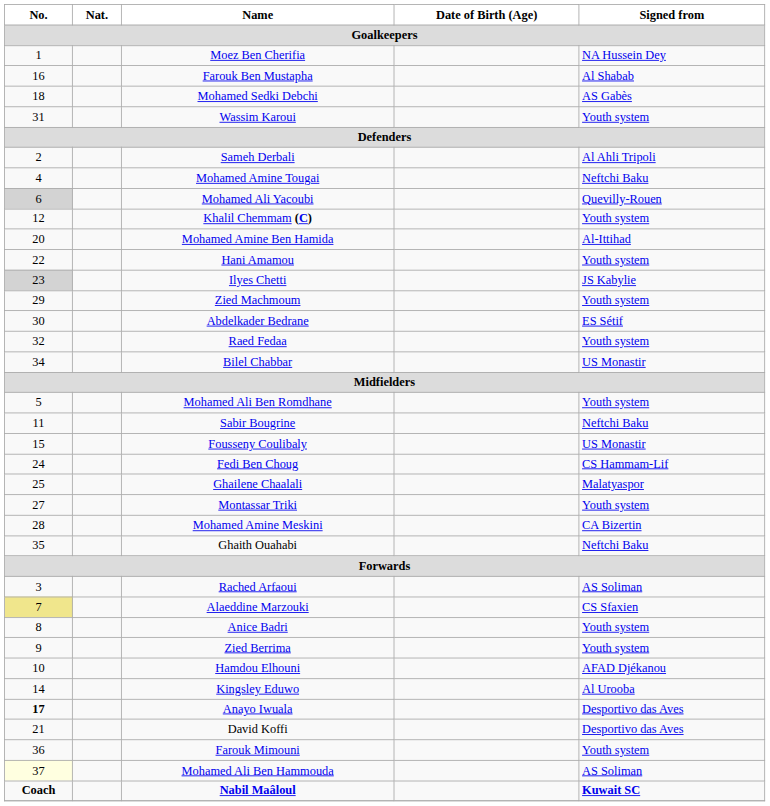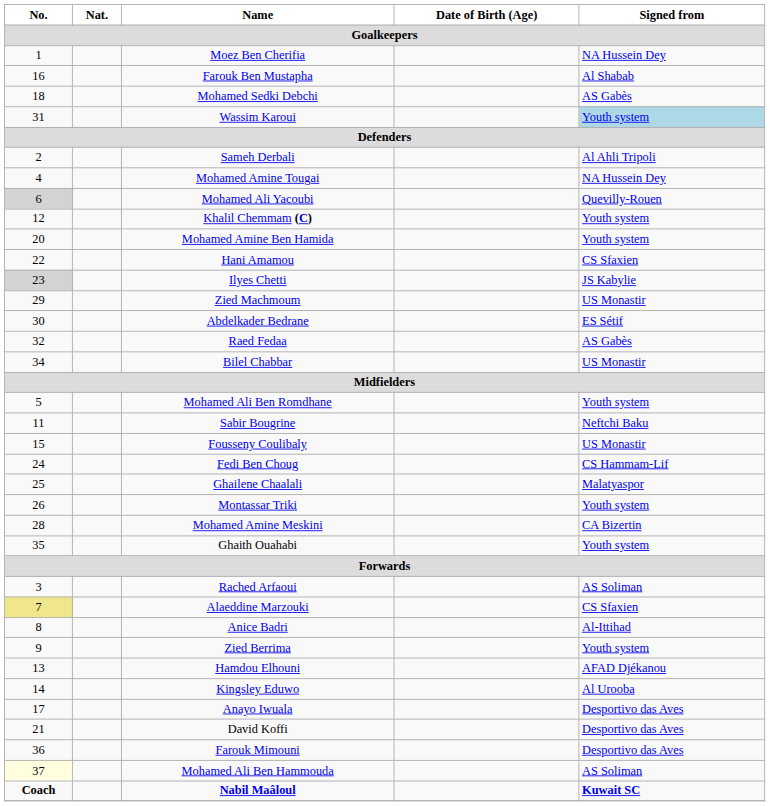(616, 117) no background -> (616, 117) lightblue background
(615, 178) Neftchi Baku -> (624, 178) NA Hussein Dey
(606, 239) Al-Ittihad -> (616, 239) Youth system
(616, 260) Youth system -> (610, 260) CS Sfaxien
(616, 301) Youth system -> (614, 301) US Monastir
(616, 341) Youth system -> (607, 341) AS Gabès
(39, 505) 27 -> (39, 505) 26
(615, 546) Neftchi Baku -> (616, 546) Youth system
(616, 627) Youth system -> (606, 627) Al-Ittihad
(39, 668) 10 -> (39, 668) 13
(39, 709) bold -> (39, 709) normal
(616, 750) Youth system -> (633, 750) Desportivo das Aves
